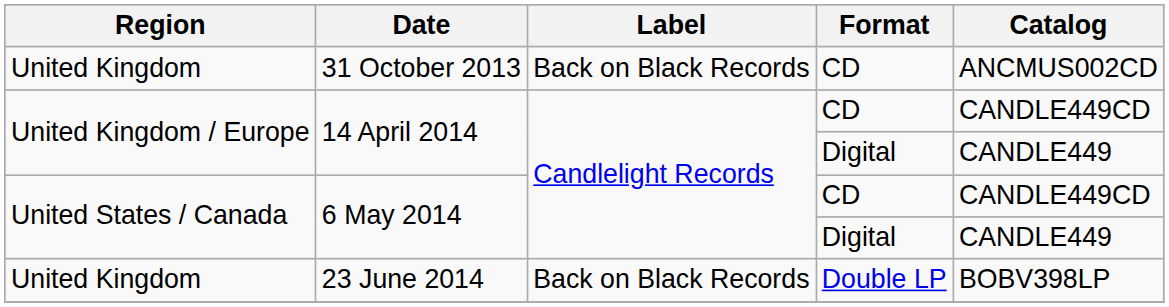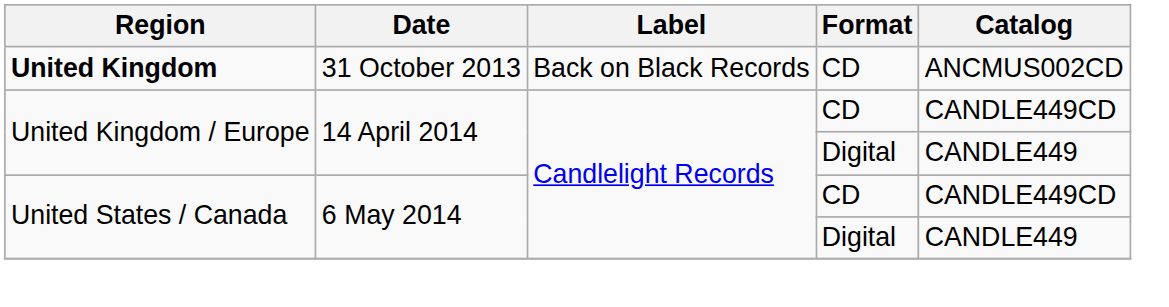(106, 68) normal -> (114, 68) bold
- row: (403, 279)
